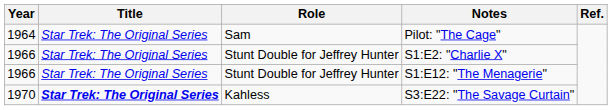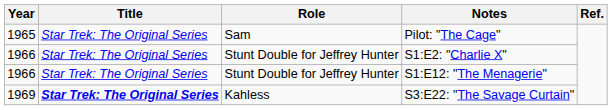(21, 34) 1964 -> (21, 34) 1965
(21, 94) 1970 -> (21, 94) 1969
